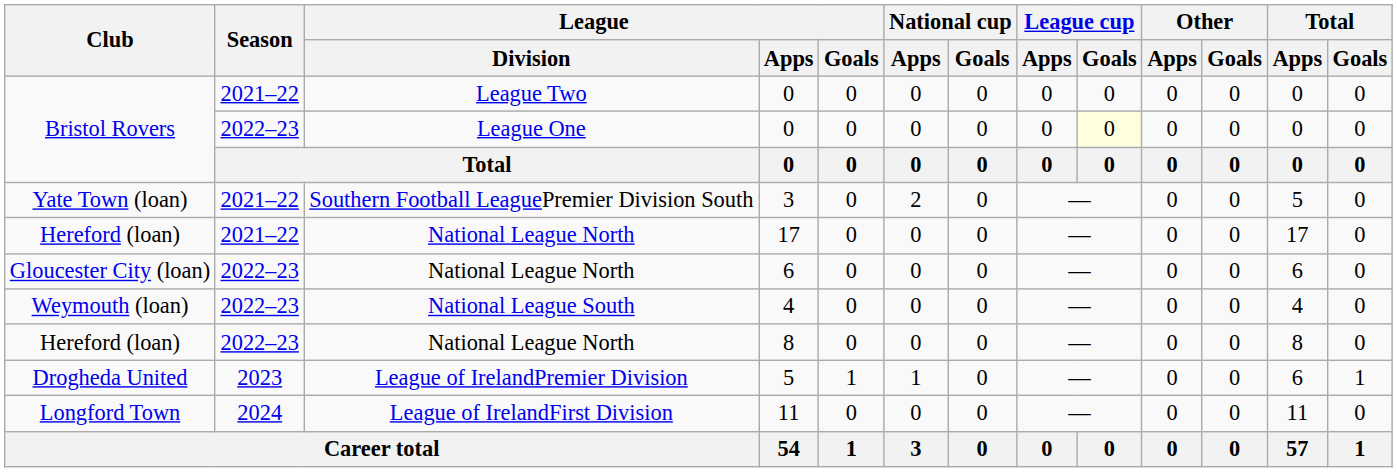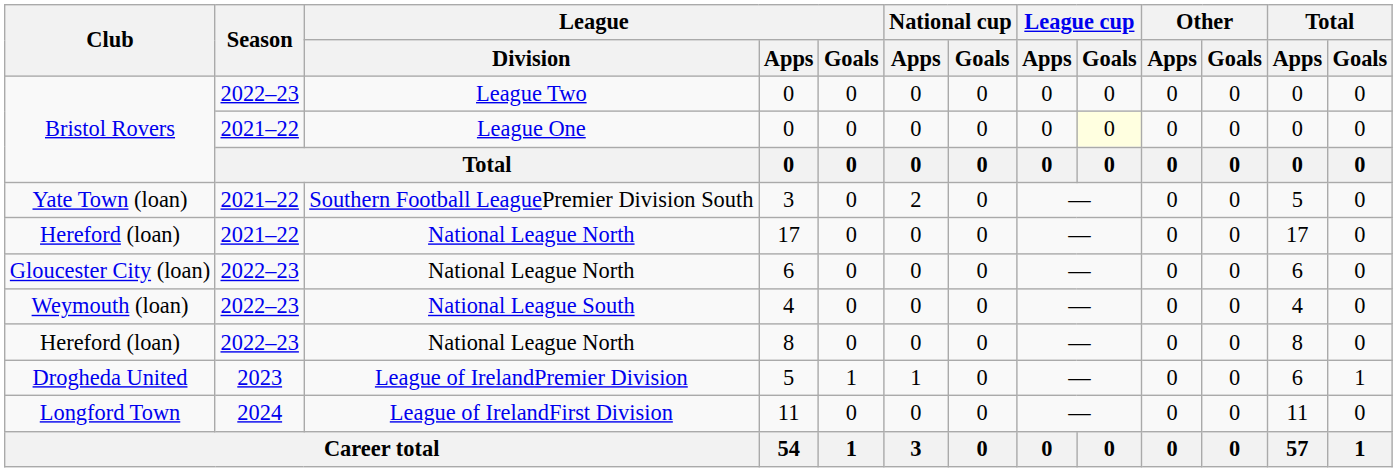(260, 93) 2021–22 -> (260, 93) 2022–23
(260, 128) 2022–23 -> (260, 128) 2021–22
